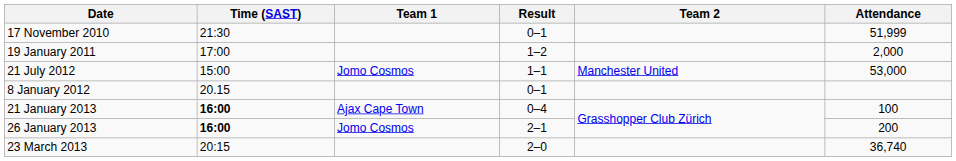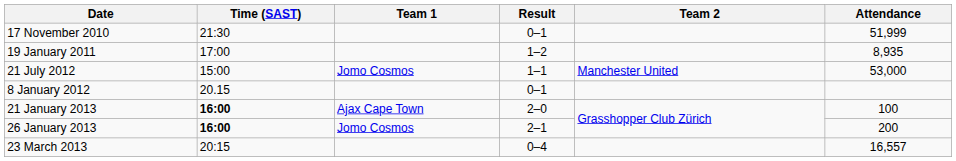(888, 52) 2,000 -> (888, 52) 8,935
(537, 109) 0–4 -> (537, 109) 2–0
(537, 147) 2–0 -> (537, 147) 0–4
(888, 147) 36,740 -> (888, 147) 16,557
